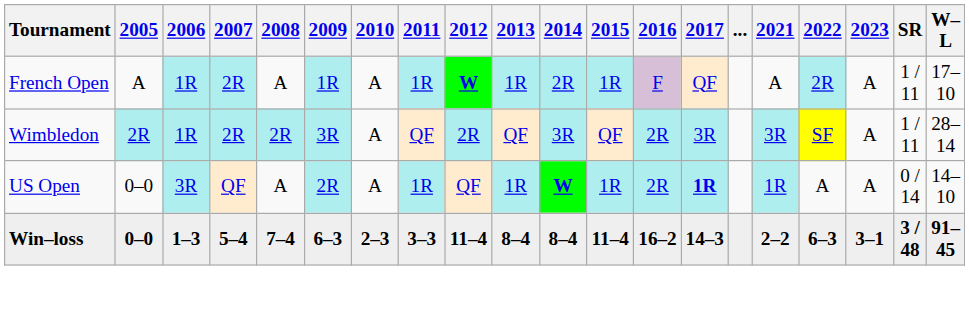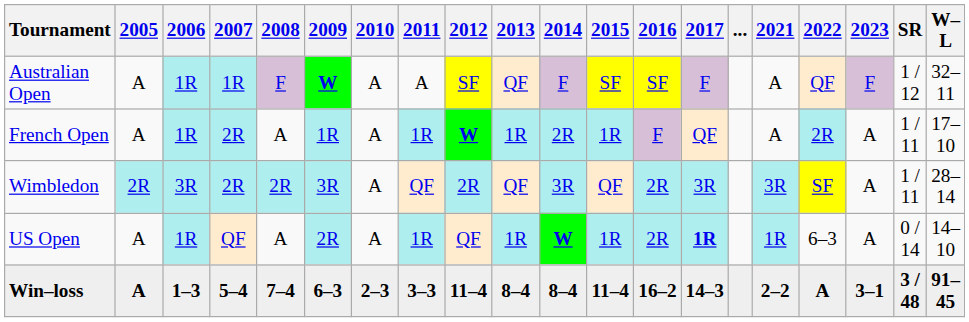+ row: (49, 82)
(186, 134) 1R -> (186, 186) 3R
(139, 186) 0–0 -> (139, 238) A
(186, 186) 3R -> (186, 238) 1R
(822, 186) A -> (822, 238) 6–3
(139, 238) 0–0 -> (139, 290) A
(822, 238) 6–3 -> (822, 290) A
